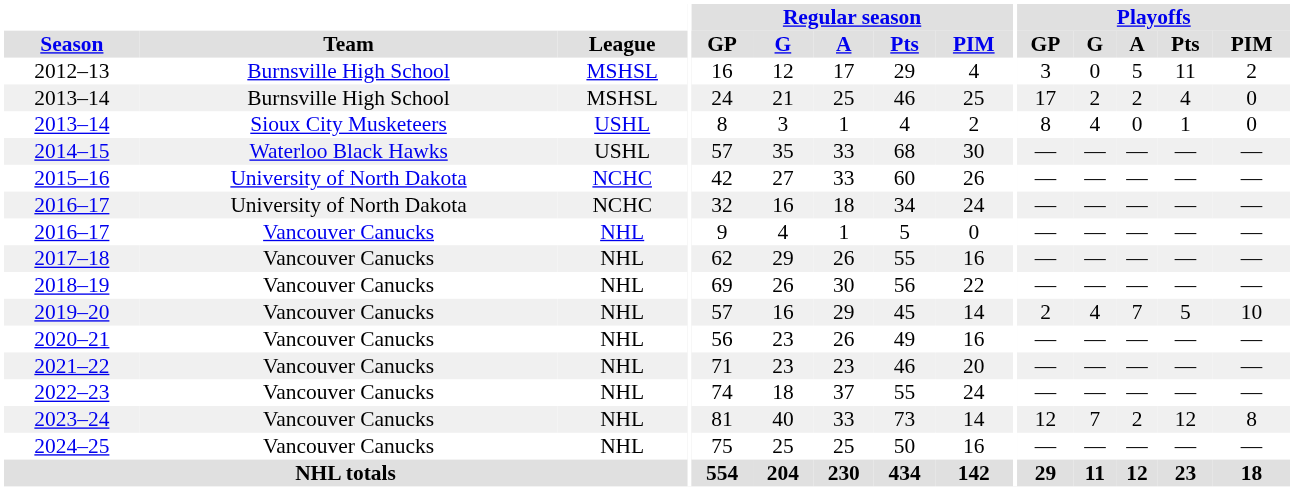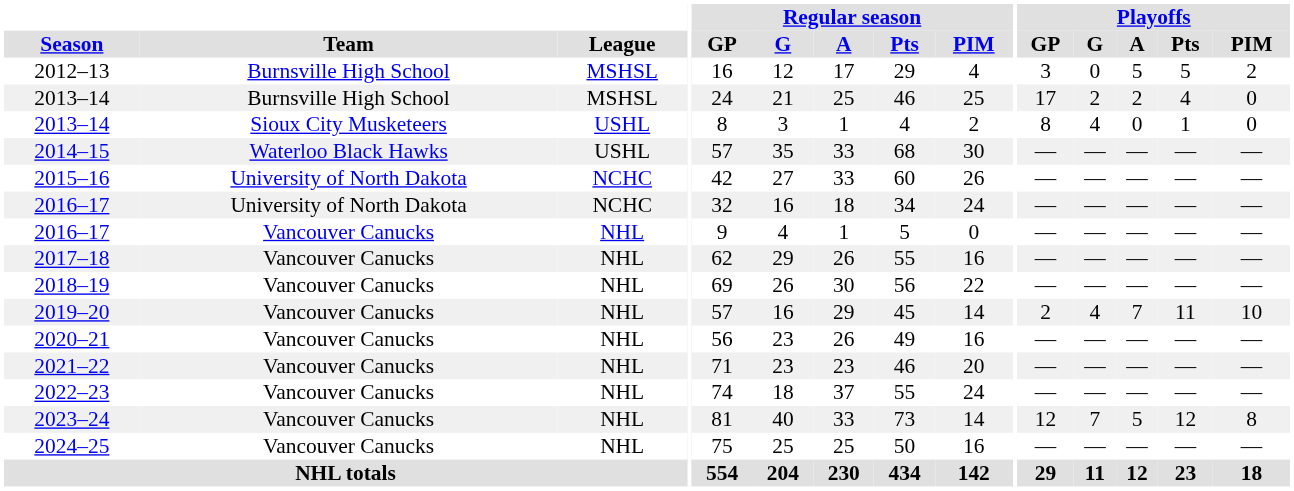(1185, 70) 11 -> (1185, 70) 5
(1185, 312) 5 -> (1185, 312) 11
(1137, 419) 2 -> (1137, 419) 5
